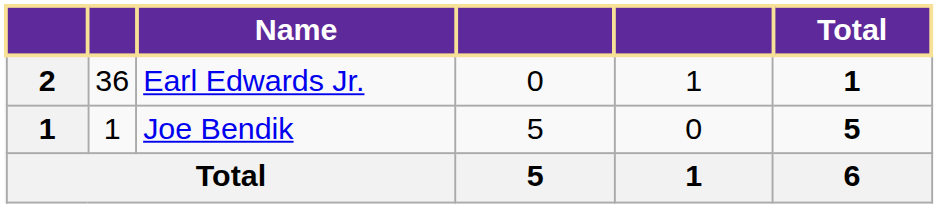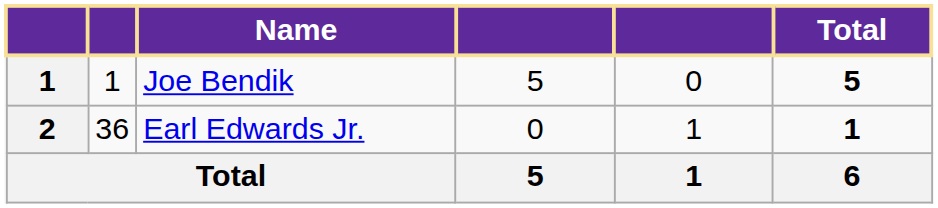rows swapped: (218, 128) <-> (254, 80)
